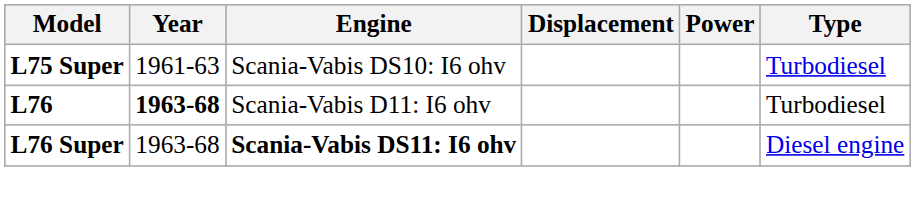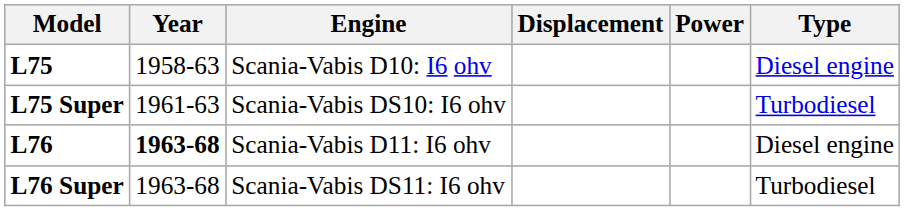+ row: (32, 64)
(826, 104) Turbodiesel -> (825, 144) Diesel engine
(374, 144) bold -> (368, 184) normal
(835, 144) Diesel engine -> (816, 184) Turbodiesel
